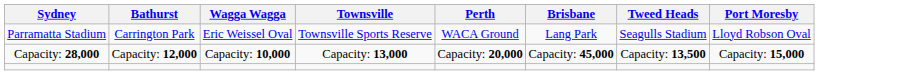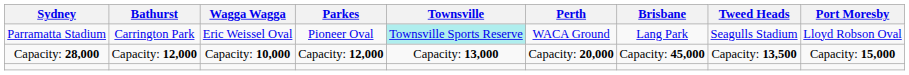+ column: (341, 14)
(365, 34) no background -> (456, 34) paleturquoise background
